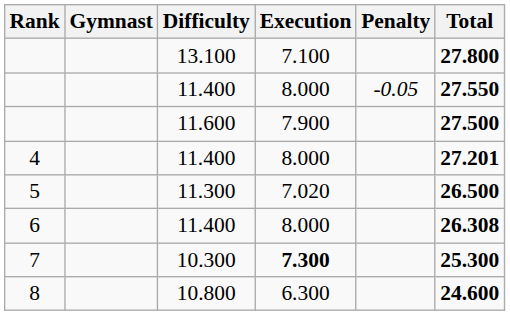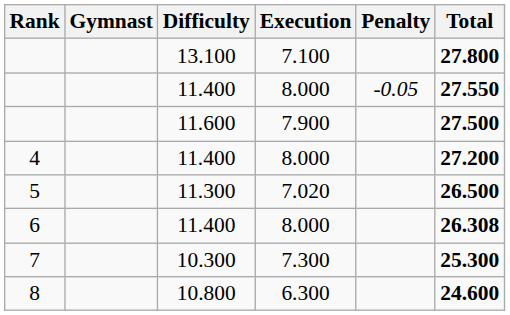(470, 157) 27.201 -> (470, 157) 27.200
(306, 259) bold -> (306, 259) normal
